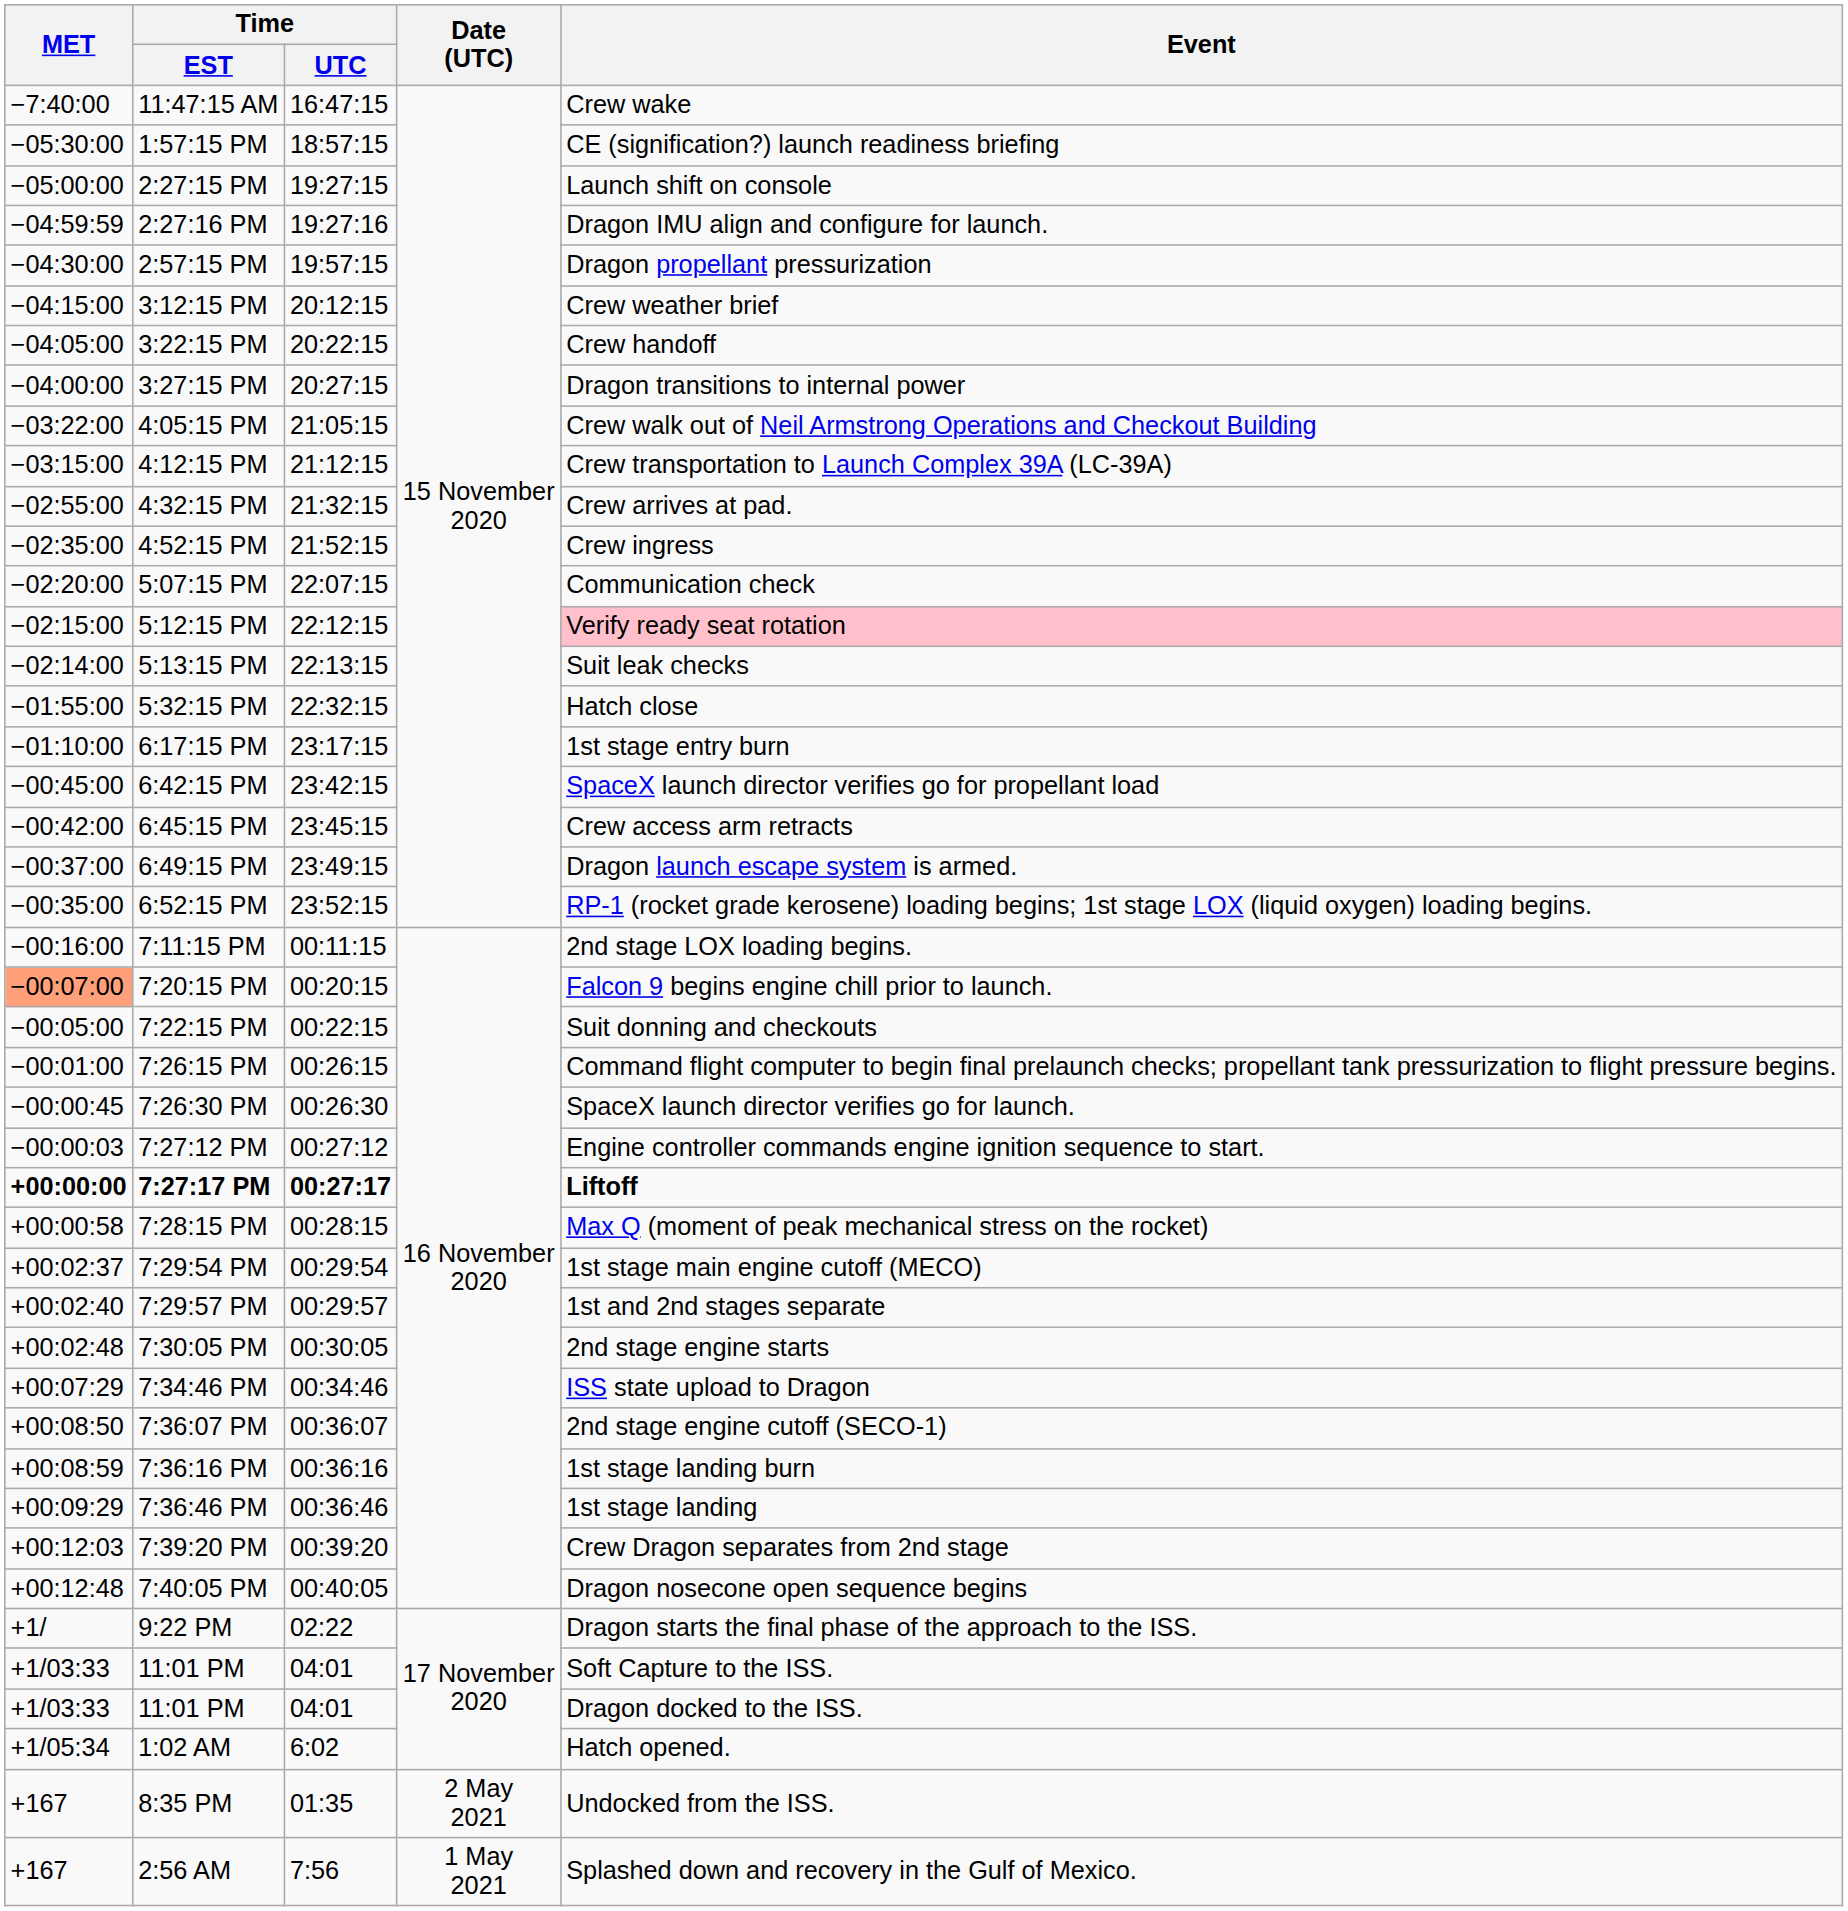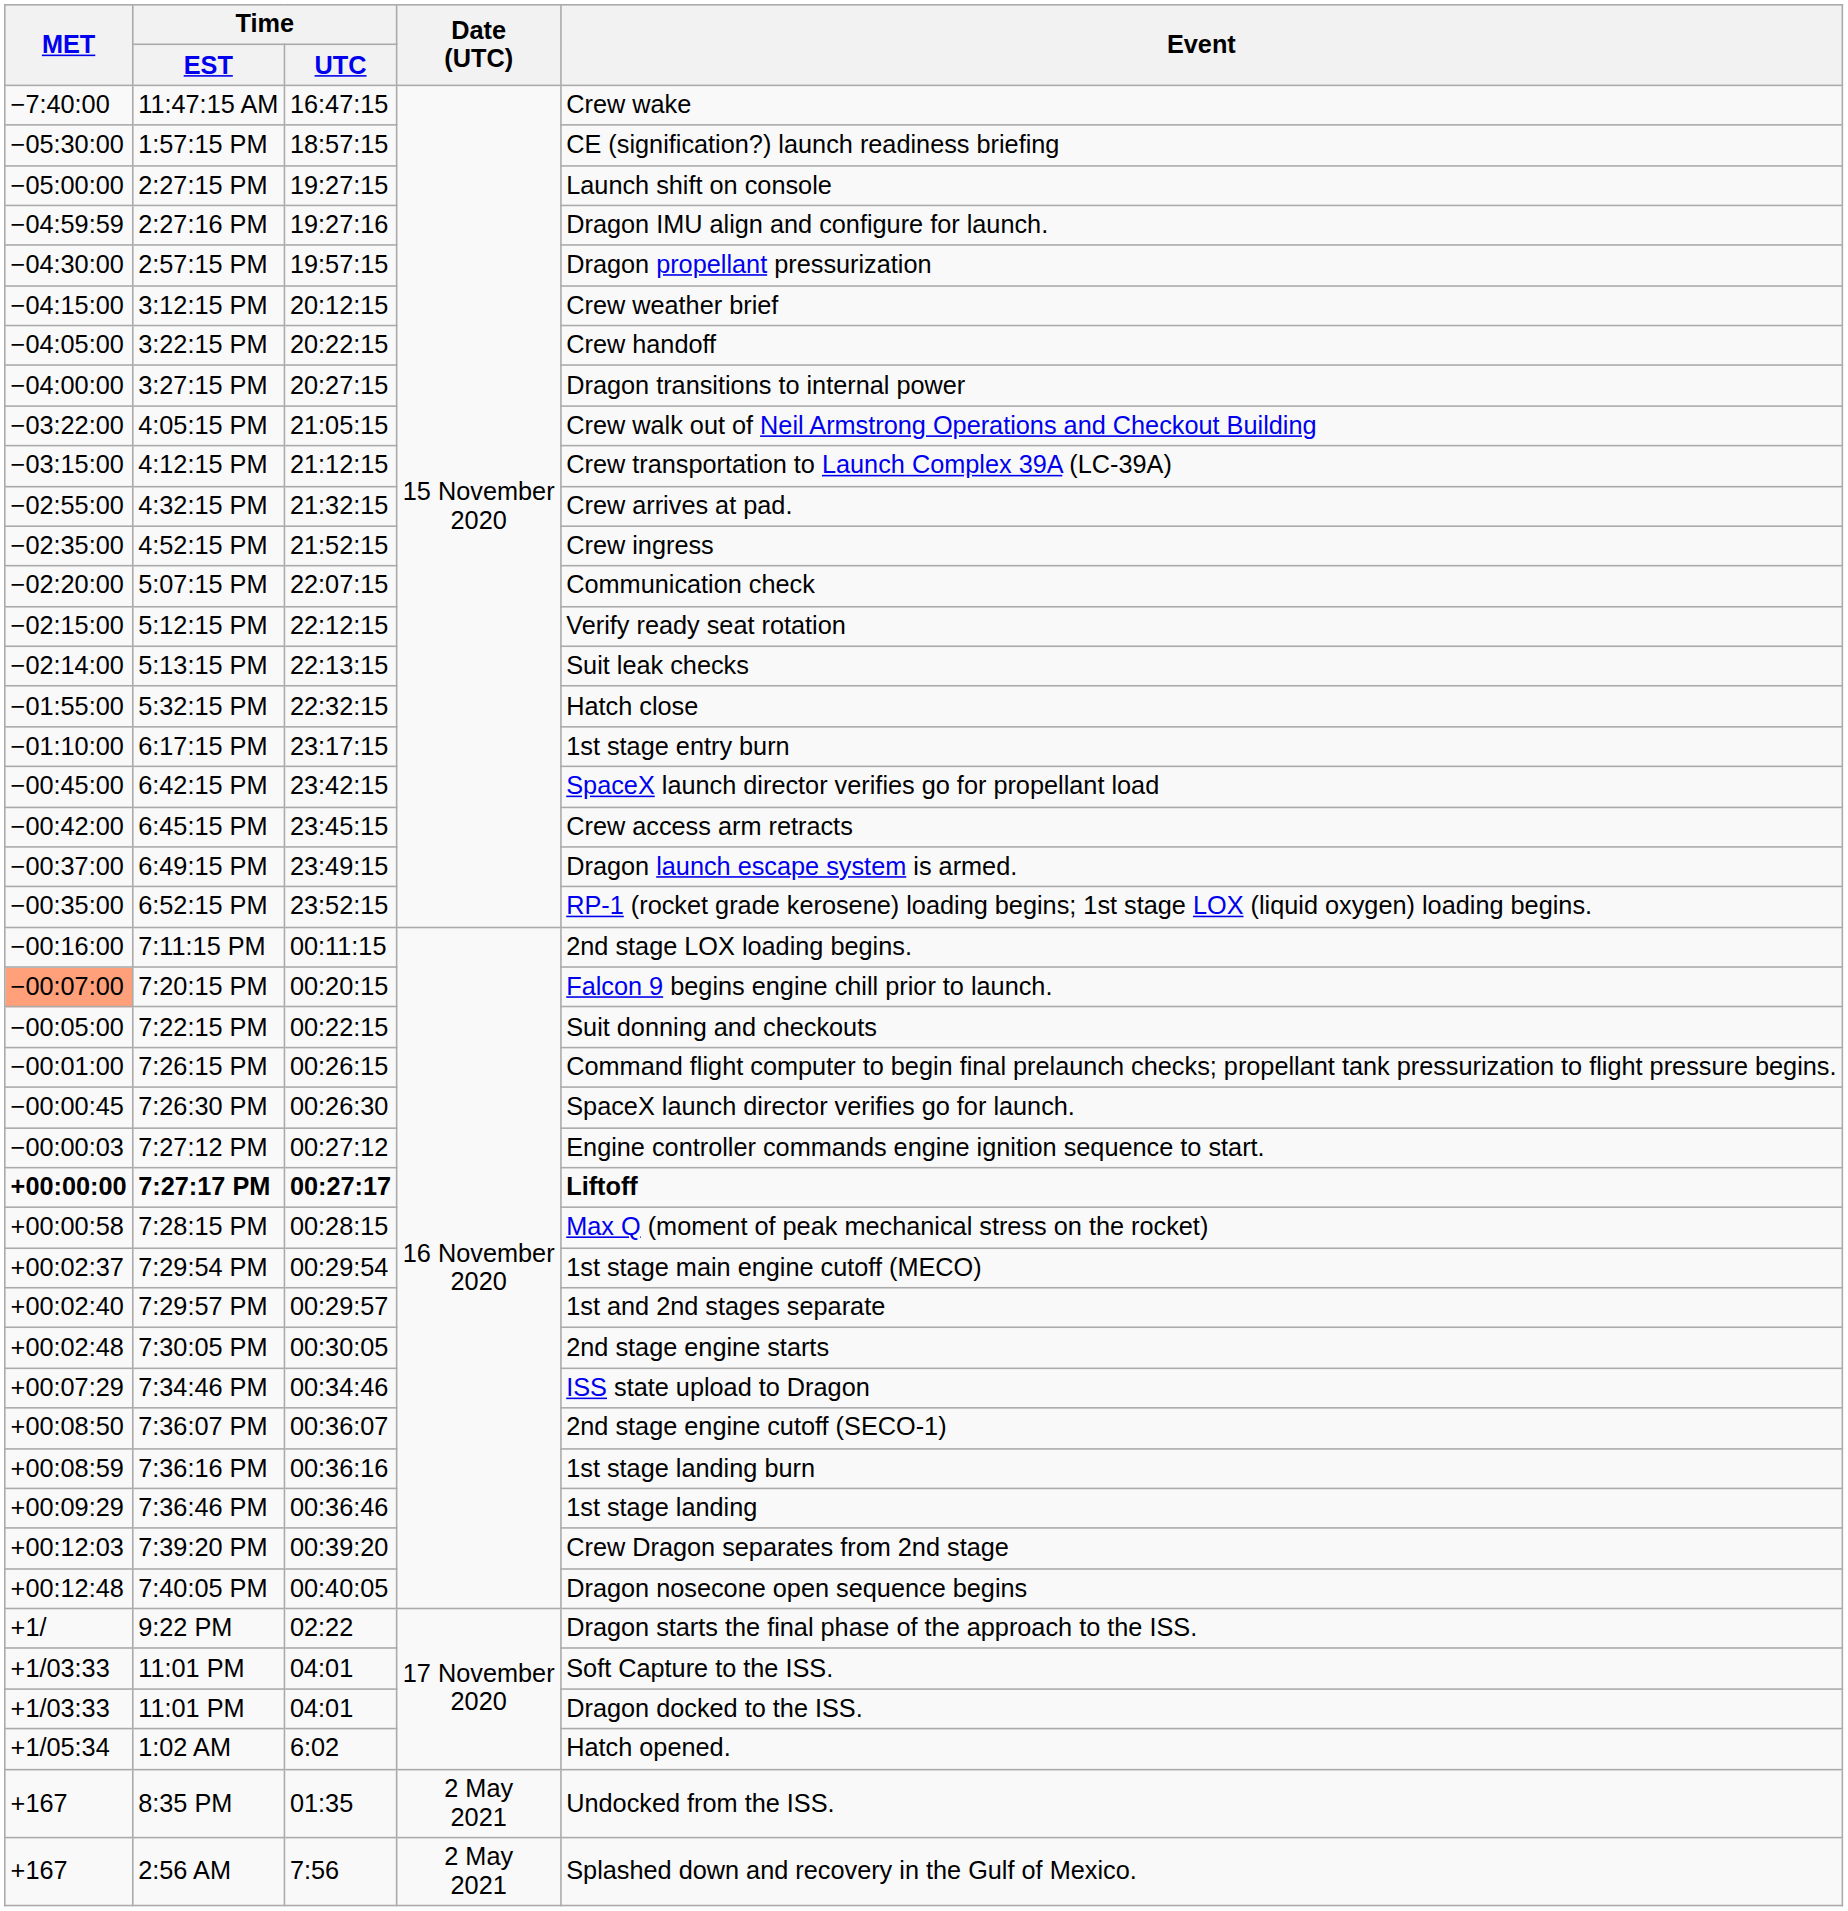(706, 625) pink background -> (706, 625) no background
(479, 1871) 1 May 2021 -> (479, 1871) 2 May 2021
